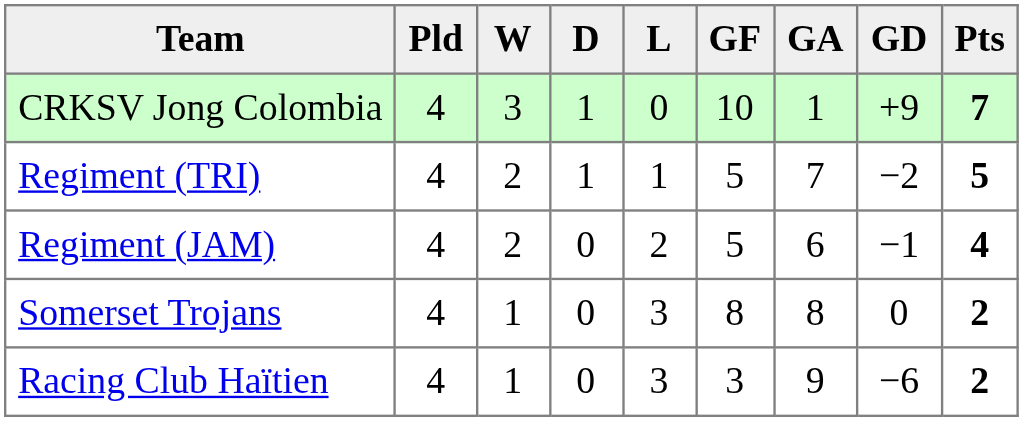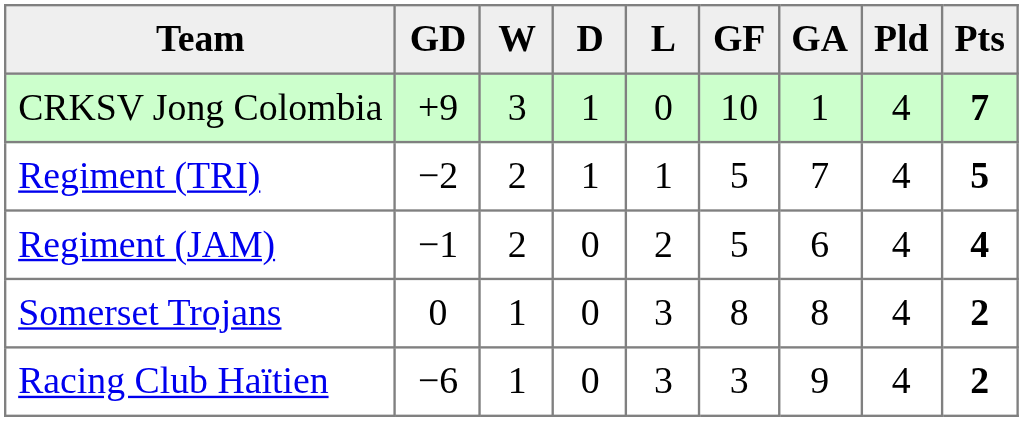columns swapped: (436, 38) <-> (899, 38)
